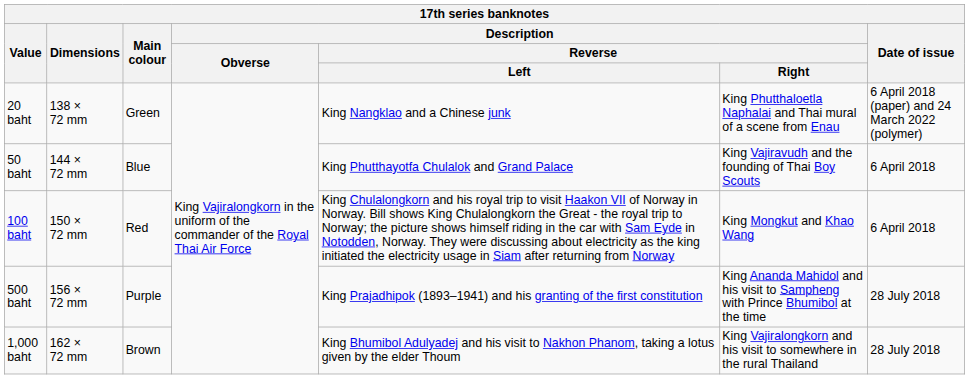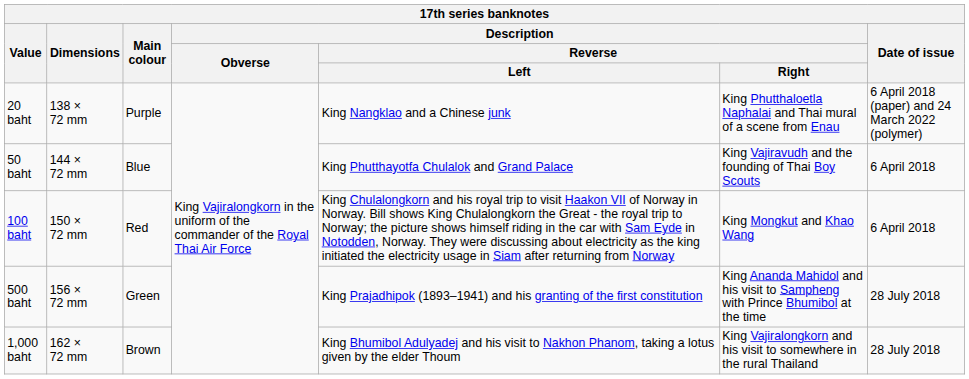(143, 113) Green -> (143, 113) Purple
(143, 296) Purple -> (143, 296) Green
